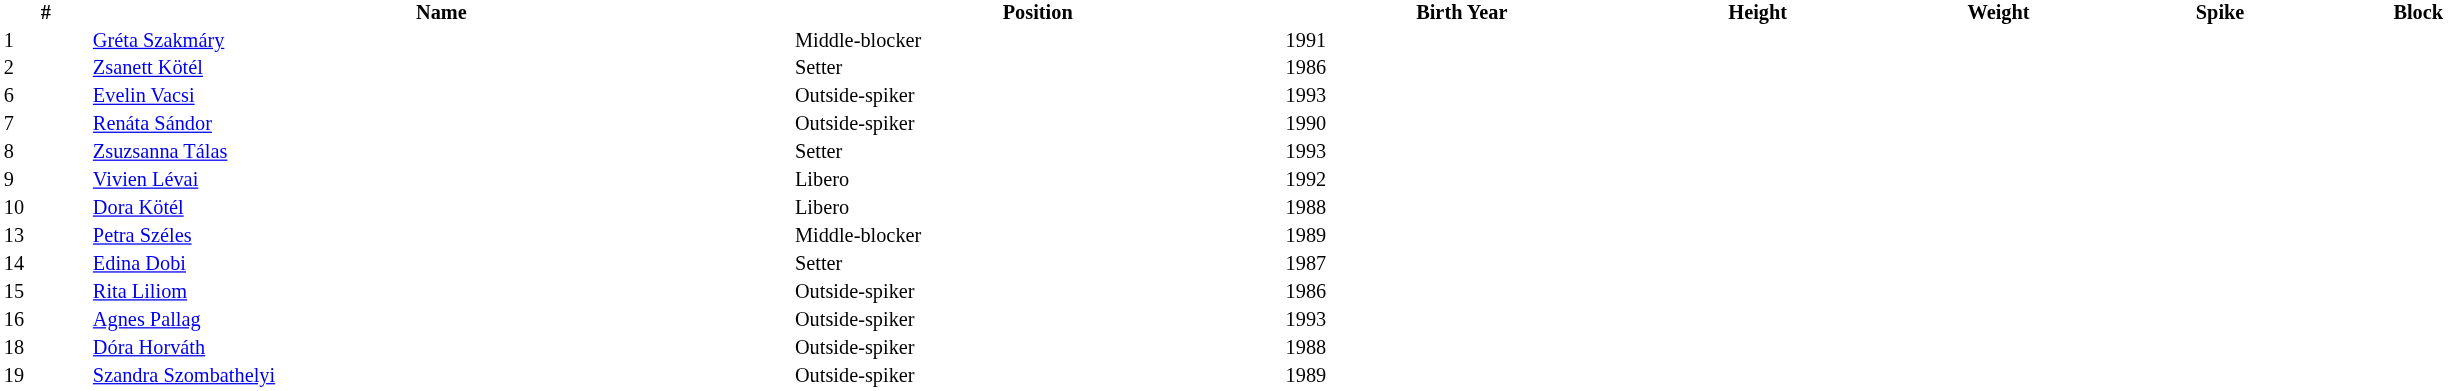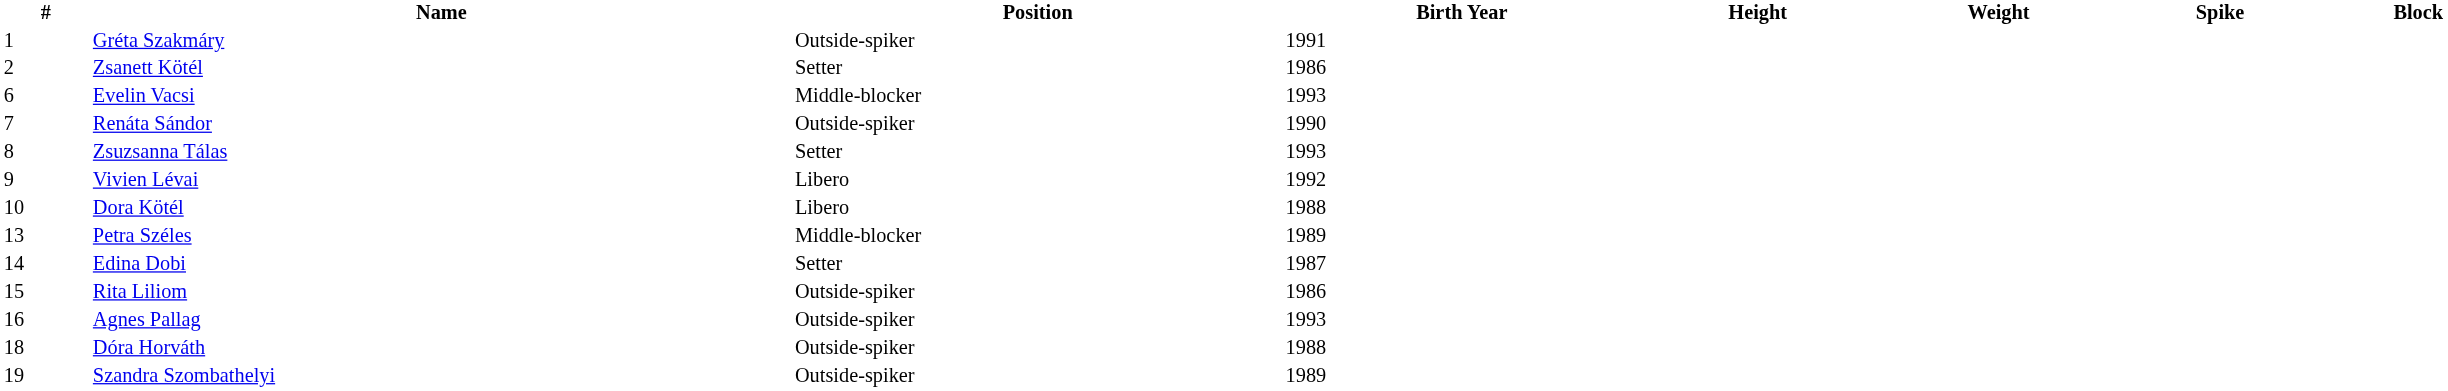(858, 40) Middle-blocker -> (855, 40) Outside-spiker
(855, 95) Outside-spiker -> (858, 95) Middle-blocker
